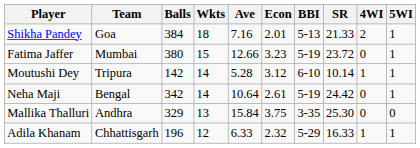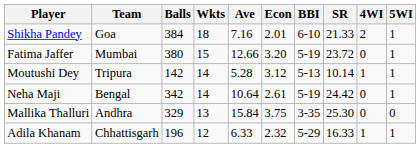(309, 34) 5-13 -> (309, 34) 6-10
(276, 53) 3.23 -> (276, 53) 3.20
(309, 73) 6-10 -> (309, 73) 5-13
